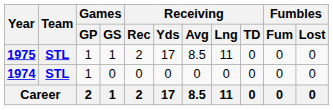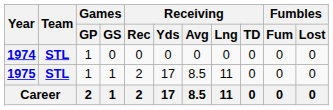rows swapped: (21, 74) <-> (21, 54)
